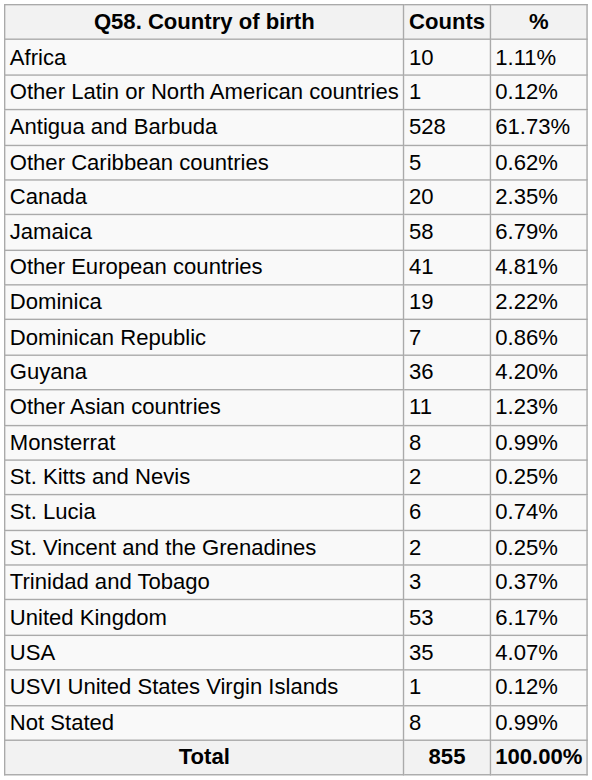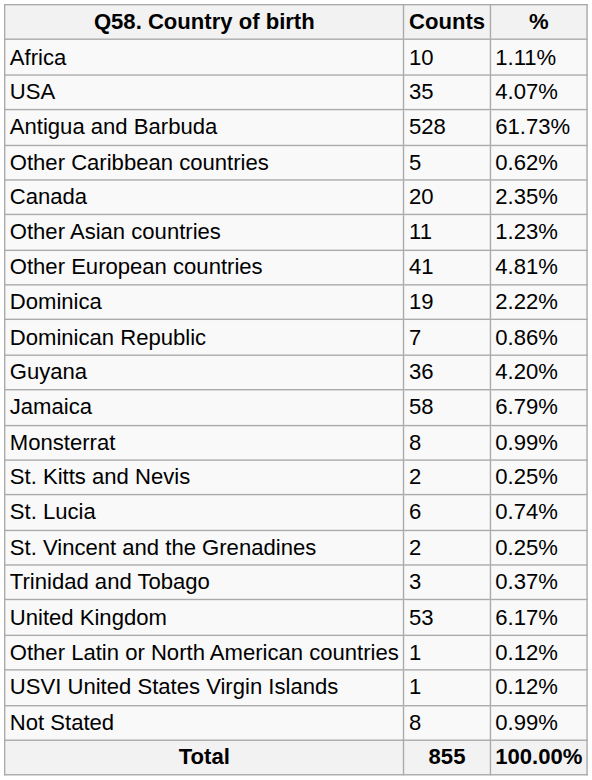rows swapped: (204, 92) <-> (32, 652)
rows swapped: (115, 407) <-> (51, 232)
